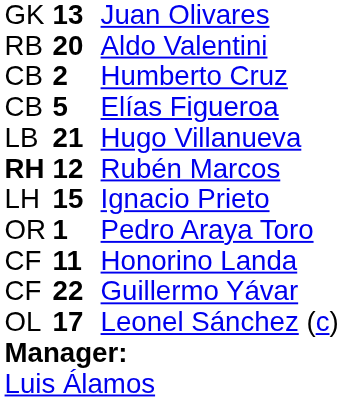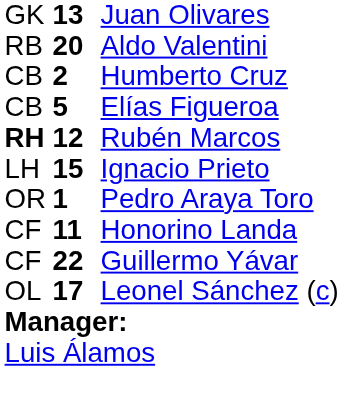- row: (201, 137)
